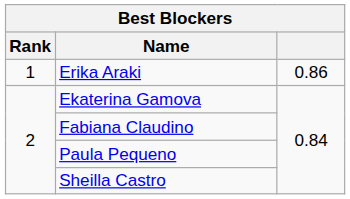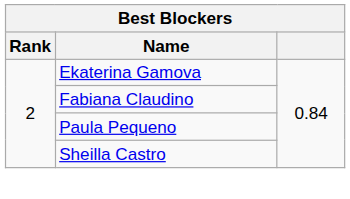- row: (100, 72)
